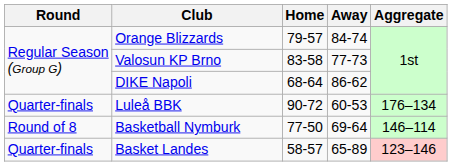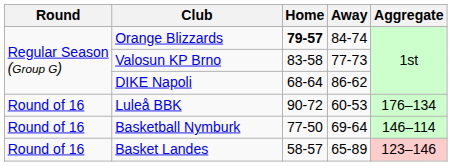(305, 37) normal -> (305, 37) bold
(50, 104) Quarter-finals -> (46, 104) Round of 16
(42, 127) Round of 8 -> (46, 127) Round of 16
(50, 149) Quarter-finals -> (46, 149) Round of 16
